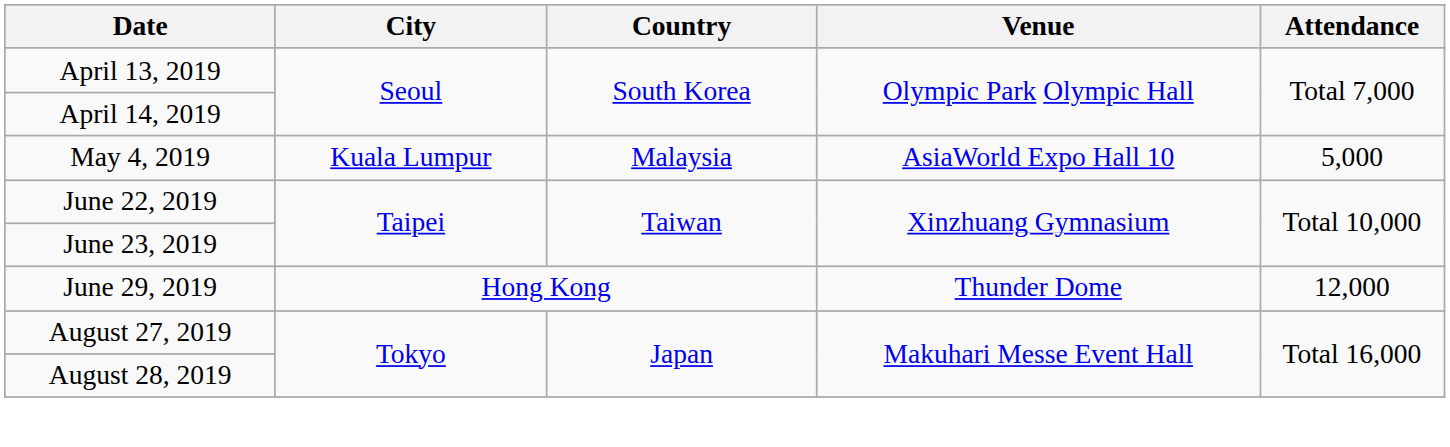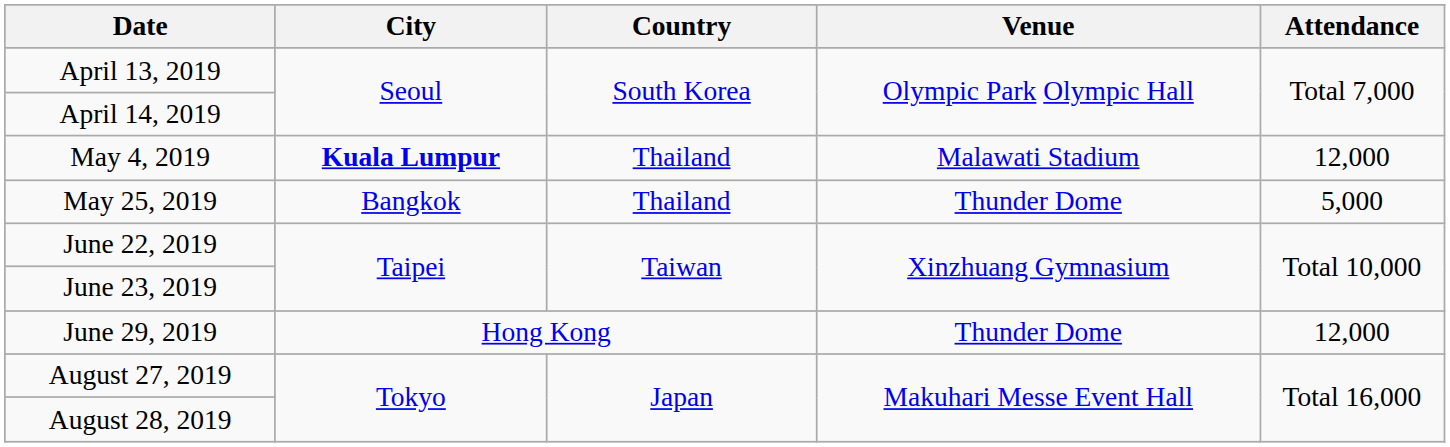(411, 157) normal -> (411, 157) bold
(682, 157) Malaysia -> (682, 157) Thailand
(1038, 157) AsiaWorld Expo Hall 10 -> (1038, 157) Malawati Stadium
(1352, 157) 5,000 -> (1352, 157) 12,000
+ row: (140, 200)
